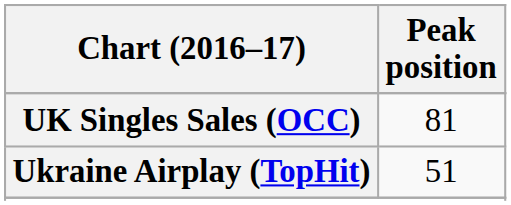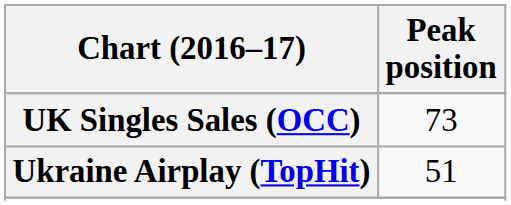(441, 119) 81 -> (441, 119) 73
